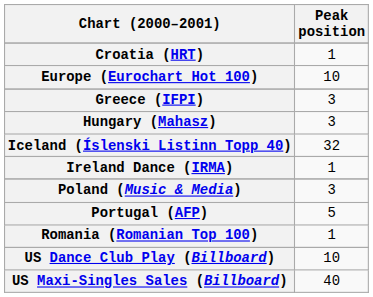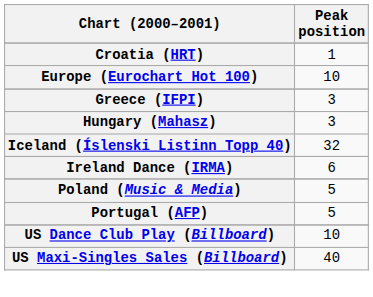(332, 168) 1 -> (332, 168) 6
(332, 191) 3 -> (332, 191) 5
- row: (150, 236)
